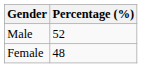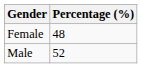rows swapped: (20, 33) <-> (25, 53)
